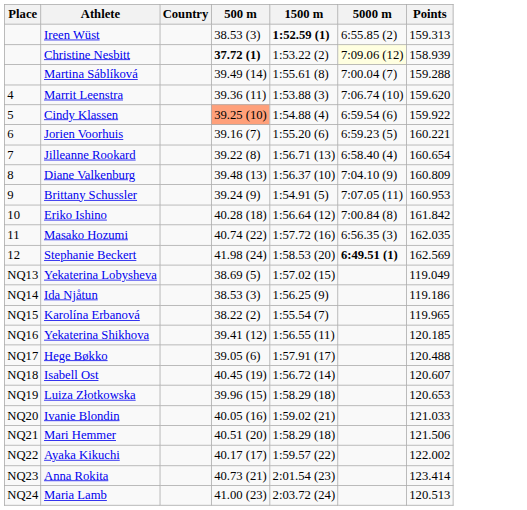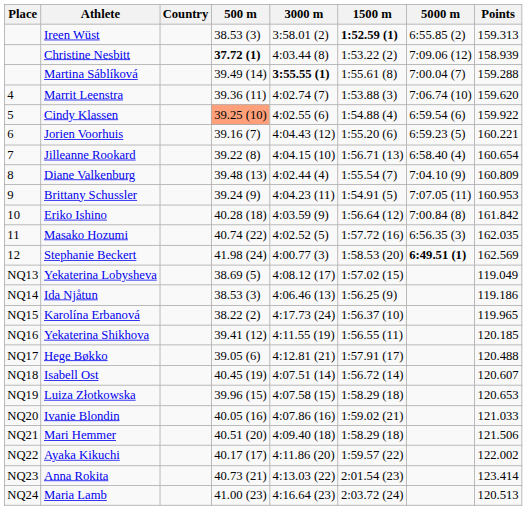+ column: (304, 14)
(372, 54) lightyellow background -> (441, 54) no background
(304, 174) 1:56.37 (10) -> (369, 174) 1:55.54 (7)
(301, 315) 1:55.54 (7) -> (372, 315) 1:56.37 (10)
